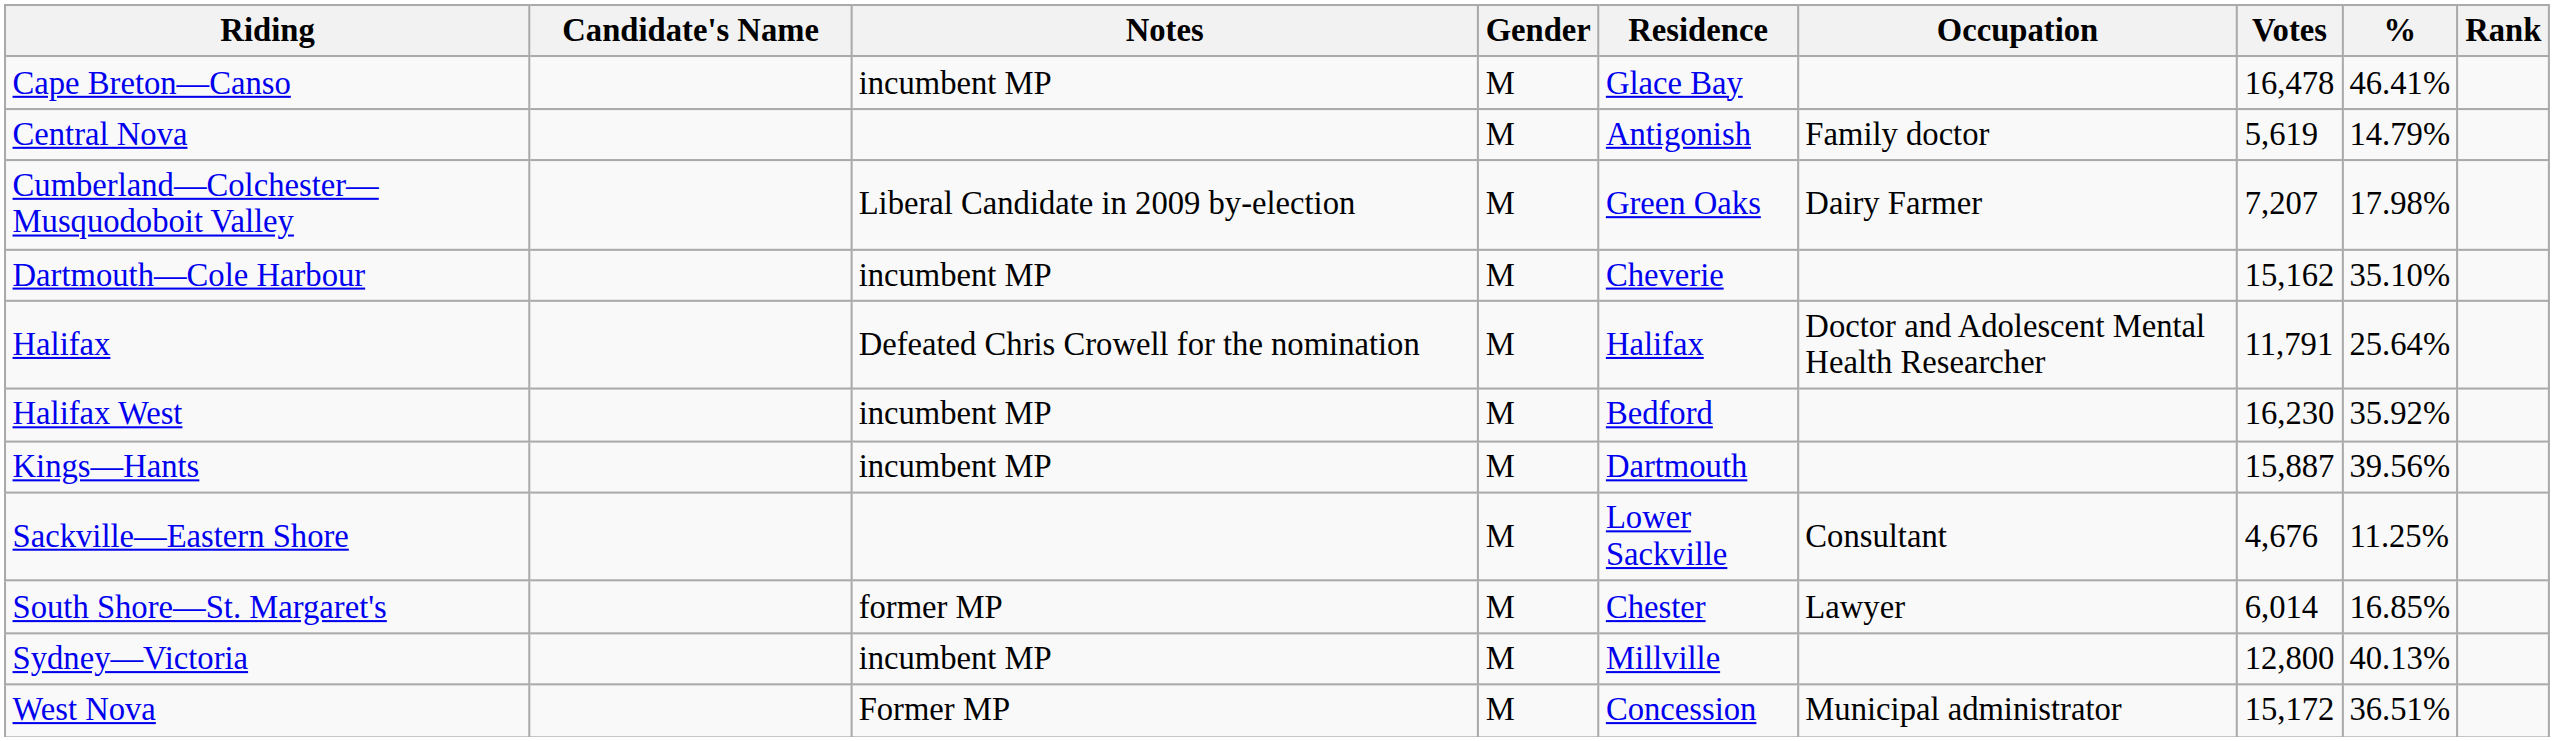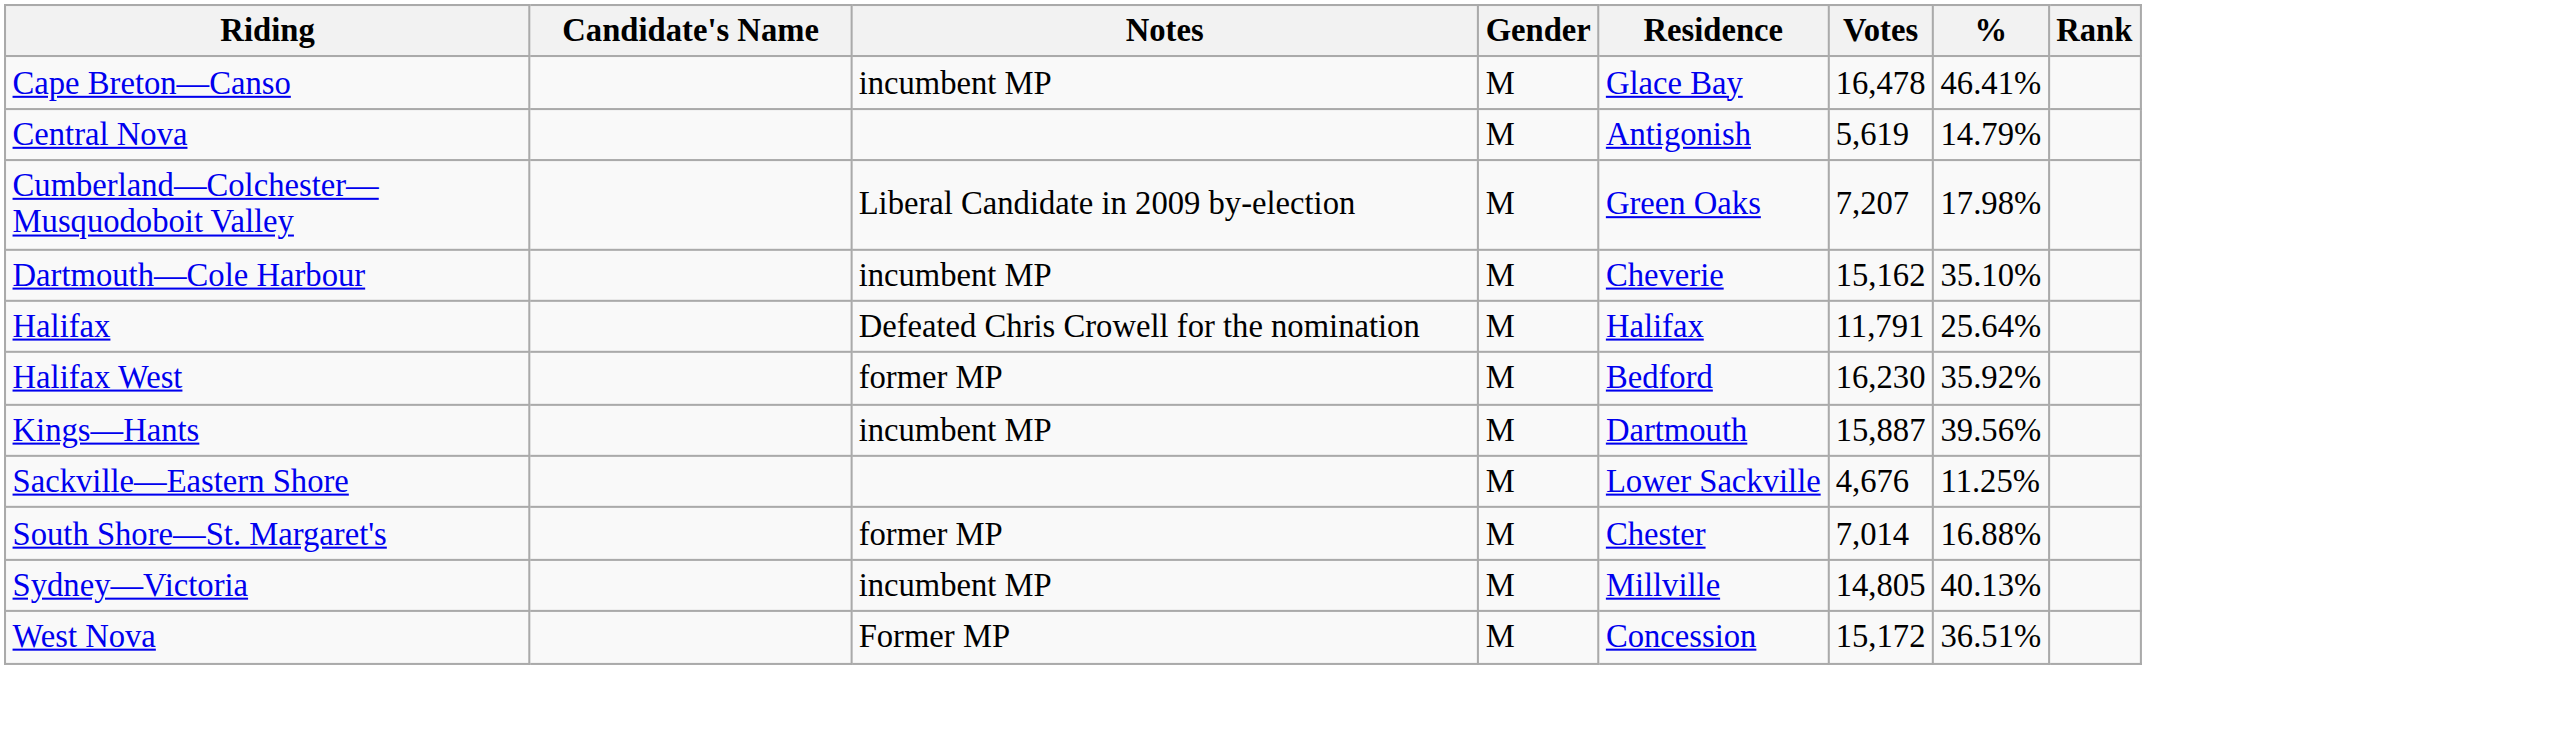- column: (2017, 30)
(955, 414) incumbent MP -> (931, 377) former MP
(2281, 606) 6,014 -> (1872, 532) 7,014
(2400, 606) 16.85% -> (1991, 532) 16.88%
(2290, 658) 12,800 -> (1881, 584) 14,805
